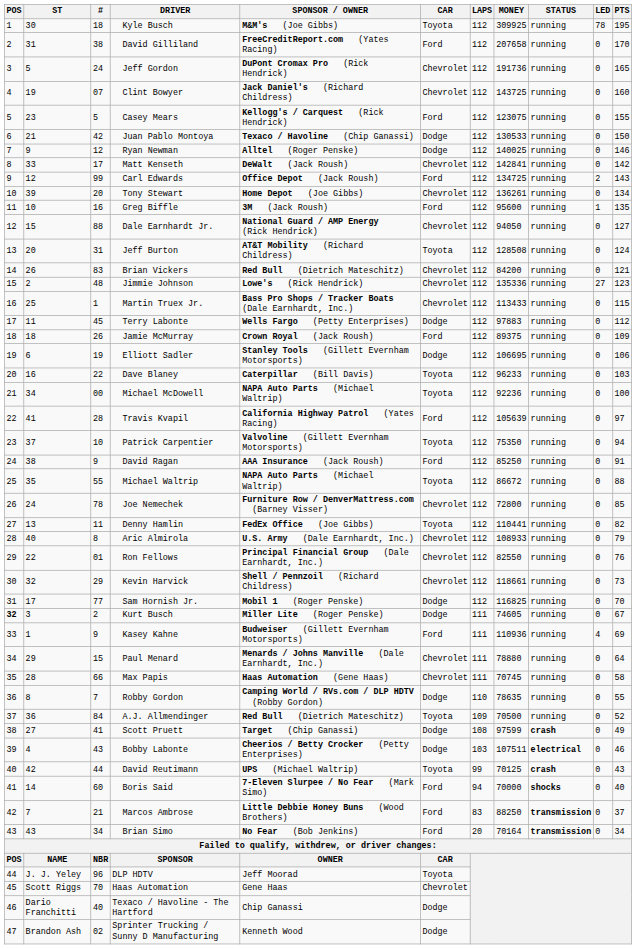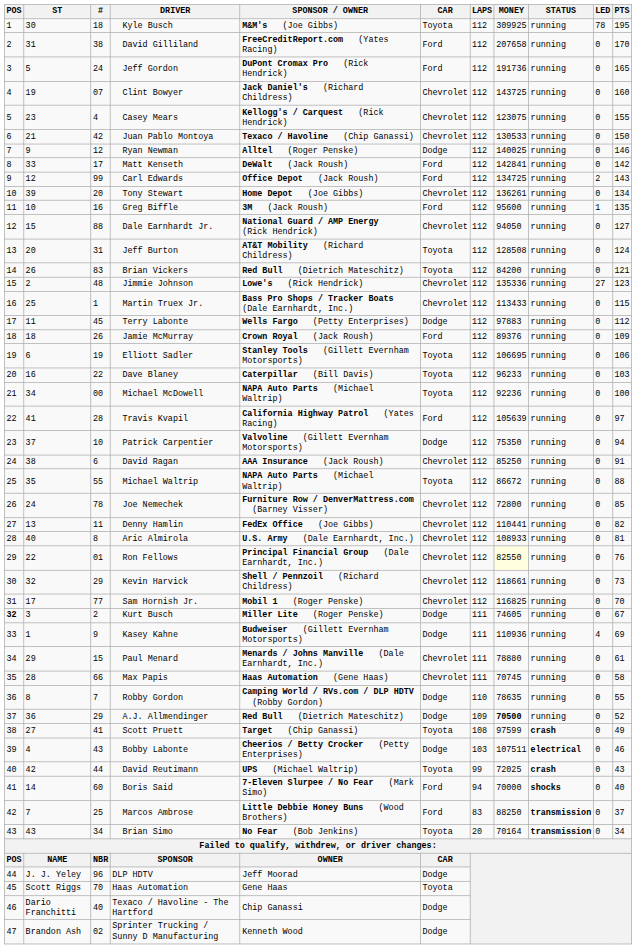(445, 69) Chevrolet -> (433, 69) Ford
(96, 117) 5 -> (96, 117) 4
(433, 117) Ford -> (445, 117) Chevrolet
(435, 136) Dodge -> (445, 136) Chevrolet
(445, 165) Chevrolet -> (433, 165) Ford
(445, 270) Chevrolet -> (438, 270) Toyota
(509, 336) 89375 -> (509, 336) 89376
(435, 356) Dodge -> (438, 356) Toyota
(438, 442) Toyota -> (435, 442) Dodge
(96, 462) 9 -> (96, 462) 6
(433, 462) Ford -> (445, 462) Chevrolet
(438, 524) Toyota -> (445, 524) Chevrolet
(620, 538) 79 -> (620, 538) 81
(509, 558) no background -> (509, 558) lightyellow background
(435, 601) Dodge -> (445, 601) Chevrolet
(433, 634) Ford -> (435, 634) Dodge
(620, 659) 64 -> (620, 659) 61
(98, 716) 84 -> (98, 716) 29
(438, 716) Toyota -> (435, 716) Dodge
(509, 716) normal -> (509, 716) bold
(435, 730) Dodge -> (438, 730) Toyota
(509, 769) 70125 -> (509, 769) 72025
(98, 812) 21 -> (98, 812) 25
(433, 831) Ford -> (438, 831) Toyota
(438, 874) Toyota -> (435, 874) Dodge
(445, 888) Chevrolet -> (438, 888) Toyota
